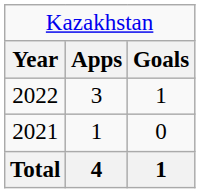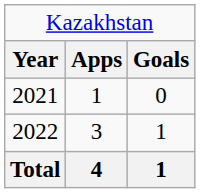rows swapped: (35, 132) <-> (35, 95)
